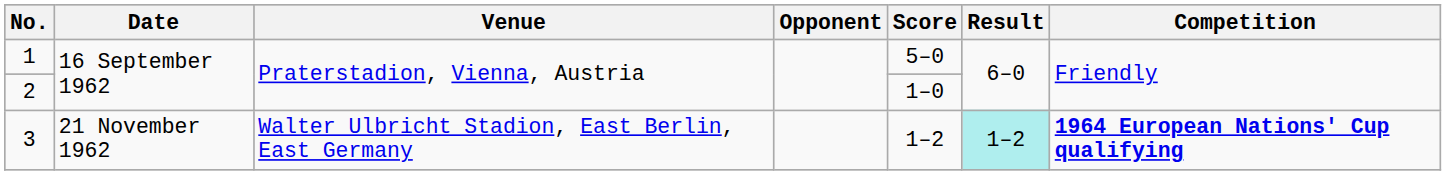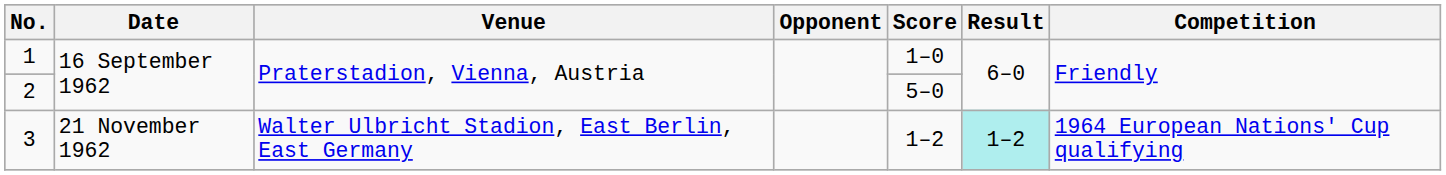(925, 57) 5–0 -> (925, 57) 1–0
(925, 92) 1–0 -> (925, 92) 5–0
(1222, 140) bold -> (1222, 140) normal
